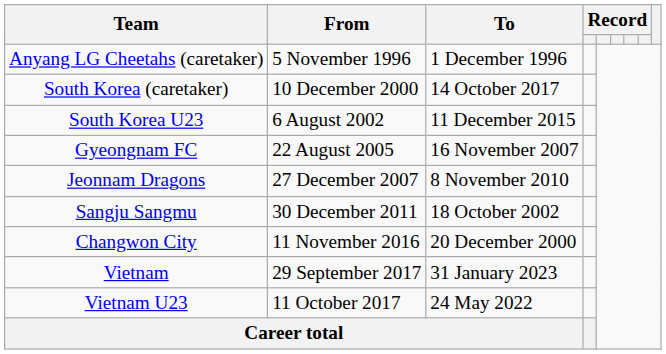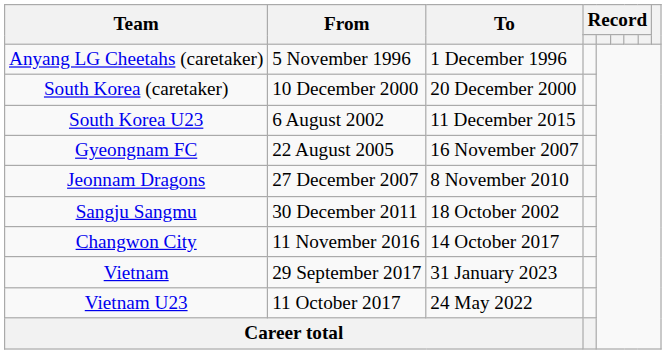(495, 89) 14 October 2017 -> (503, 89) 20 December 2000
(503, 241) 20 December 2000 -> (495, 241) 14 October 2017
